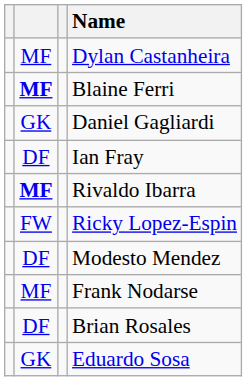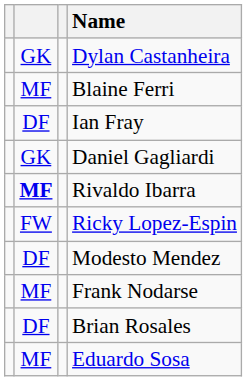(36, 55) MF -> (36, 55) GK
(36, 88) bold -> (36, 88) normal
rows swapped: (108, 156) <-> (143, 122)
(36, 358) GK -> (36, 358) MF
